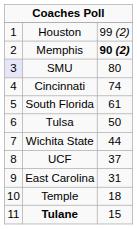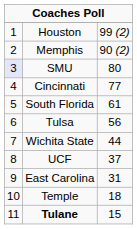(115, 50) bold -> (115, 50) normal
(115, 86) 74 -> (115, 86) 77
(115, 123) 50 -> (115, 123) 56
